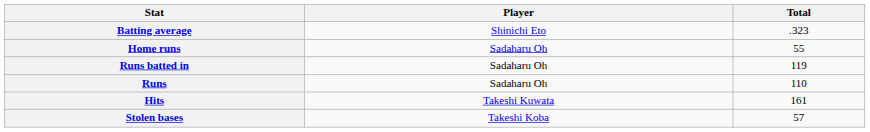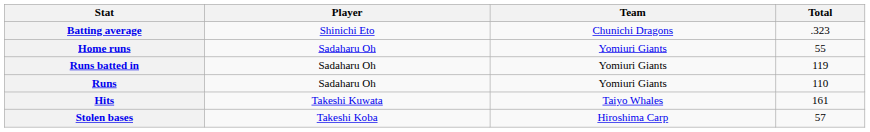+ column: (633, 13)
